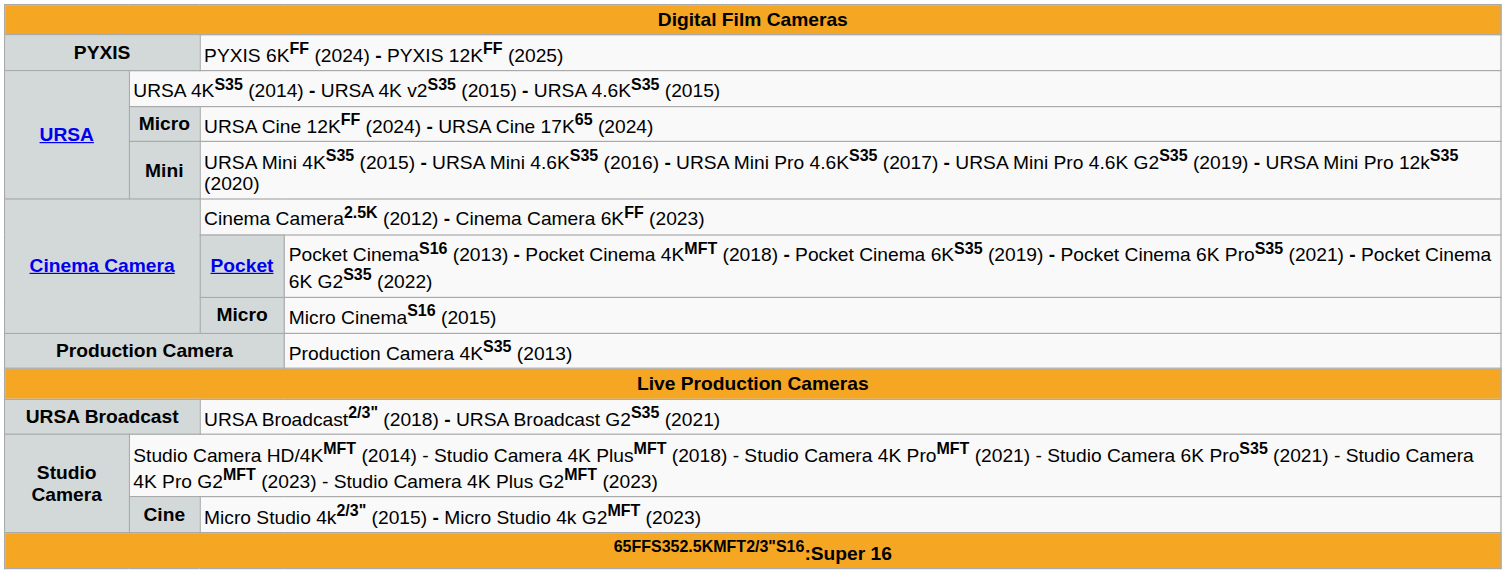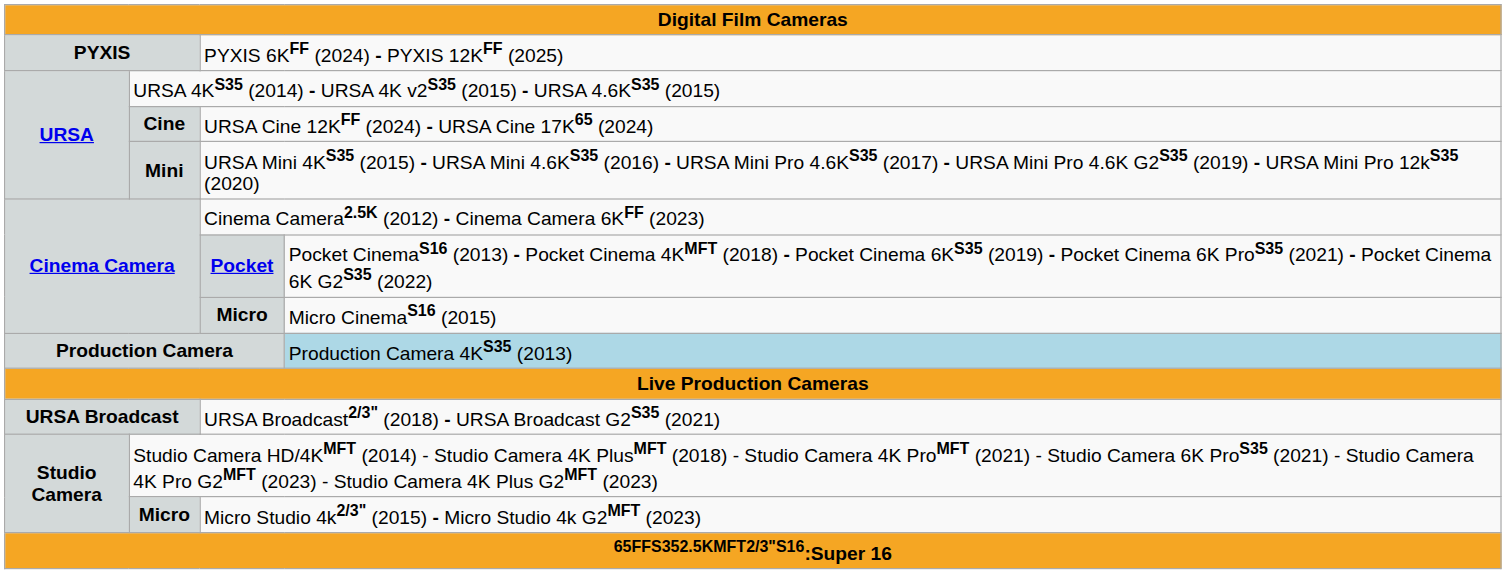(164, 124) Micro -> (164, 124) Cine
(431, 350) no background -> (431, 350) lightblue background
(164, 514) Cine -> (164, 514) Micro
